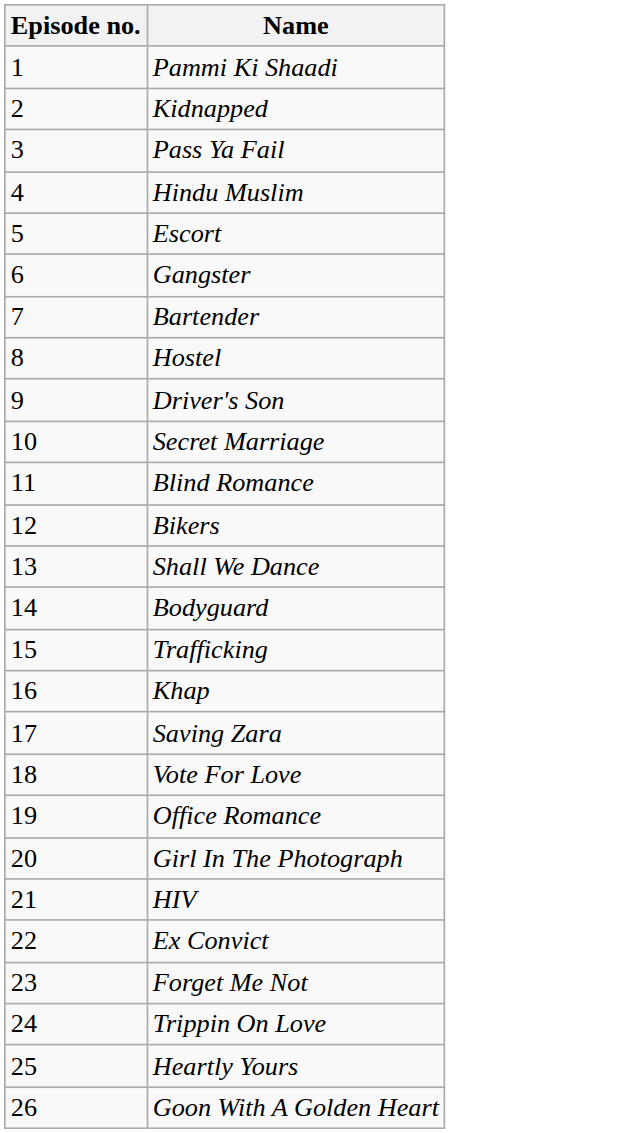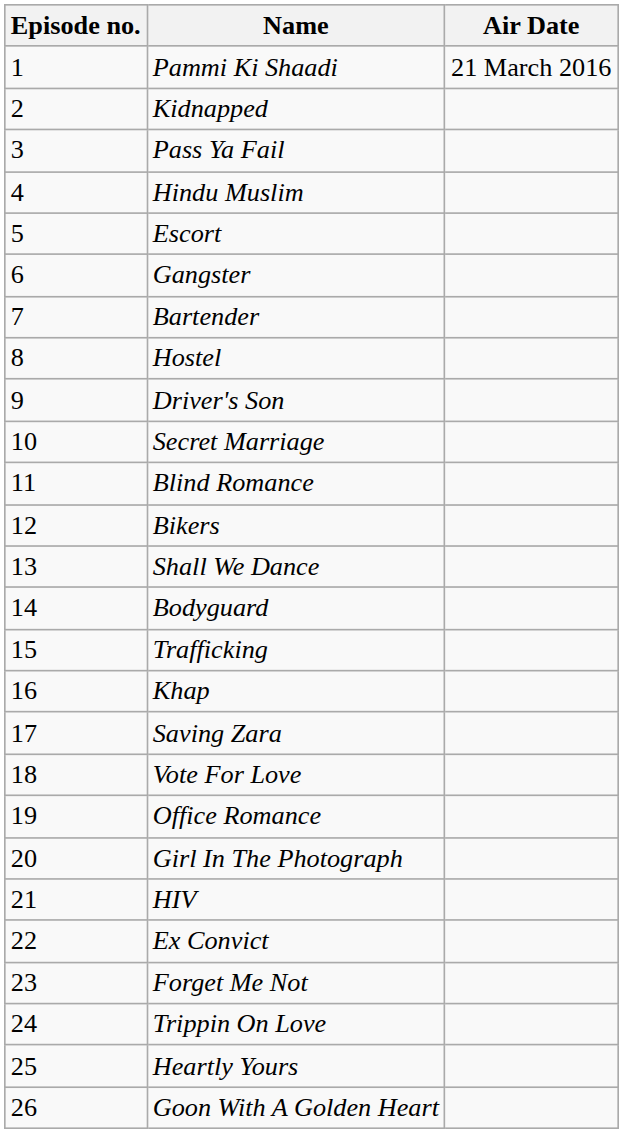+ column: (531, 25)
